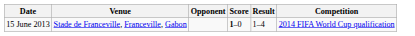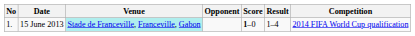+ column: (11, 10)
(120, 24) no background -> (134, 24) paleturquoise background
